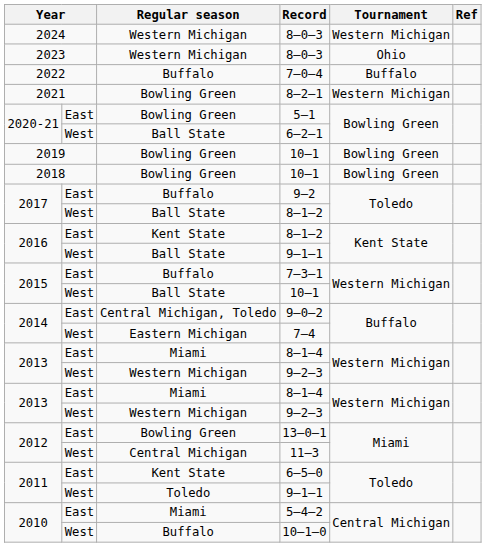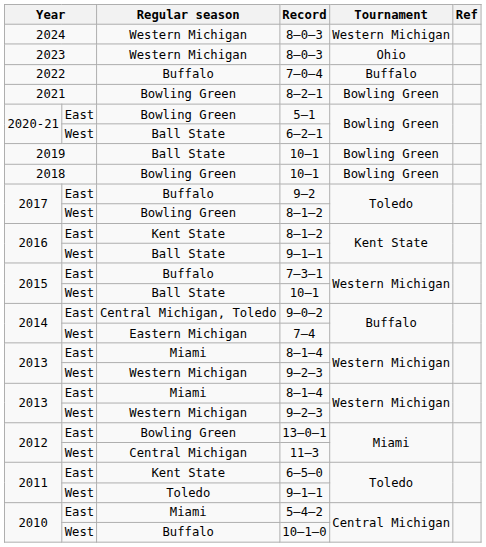(391, 94) Western Michigan -> (391, 94) Bowling Green
(188, 154) Bowling Green -> (188, 154) Ball State
(188, 214) Ball State -> (188, 214) Bowling Green
